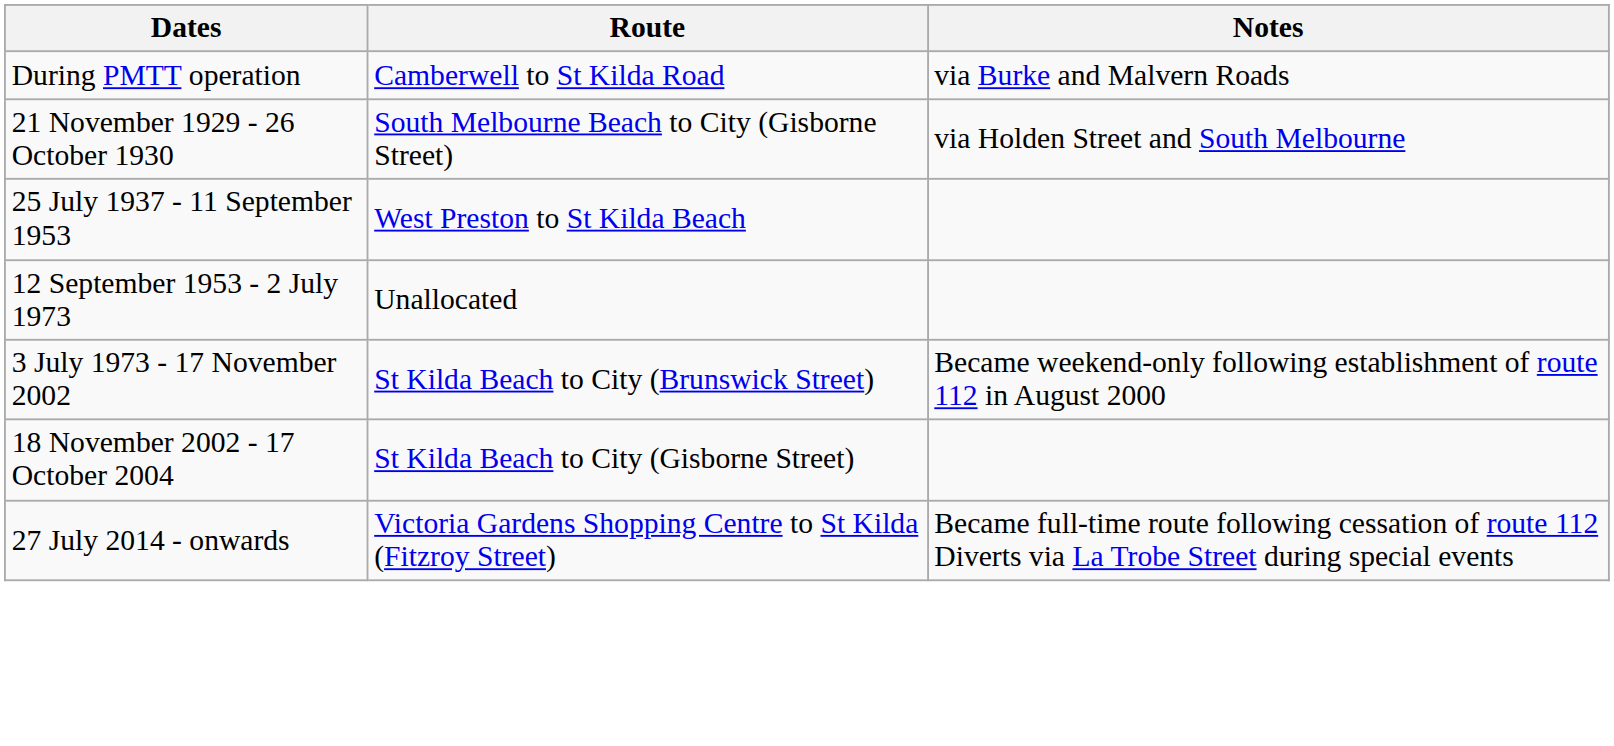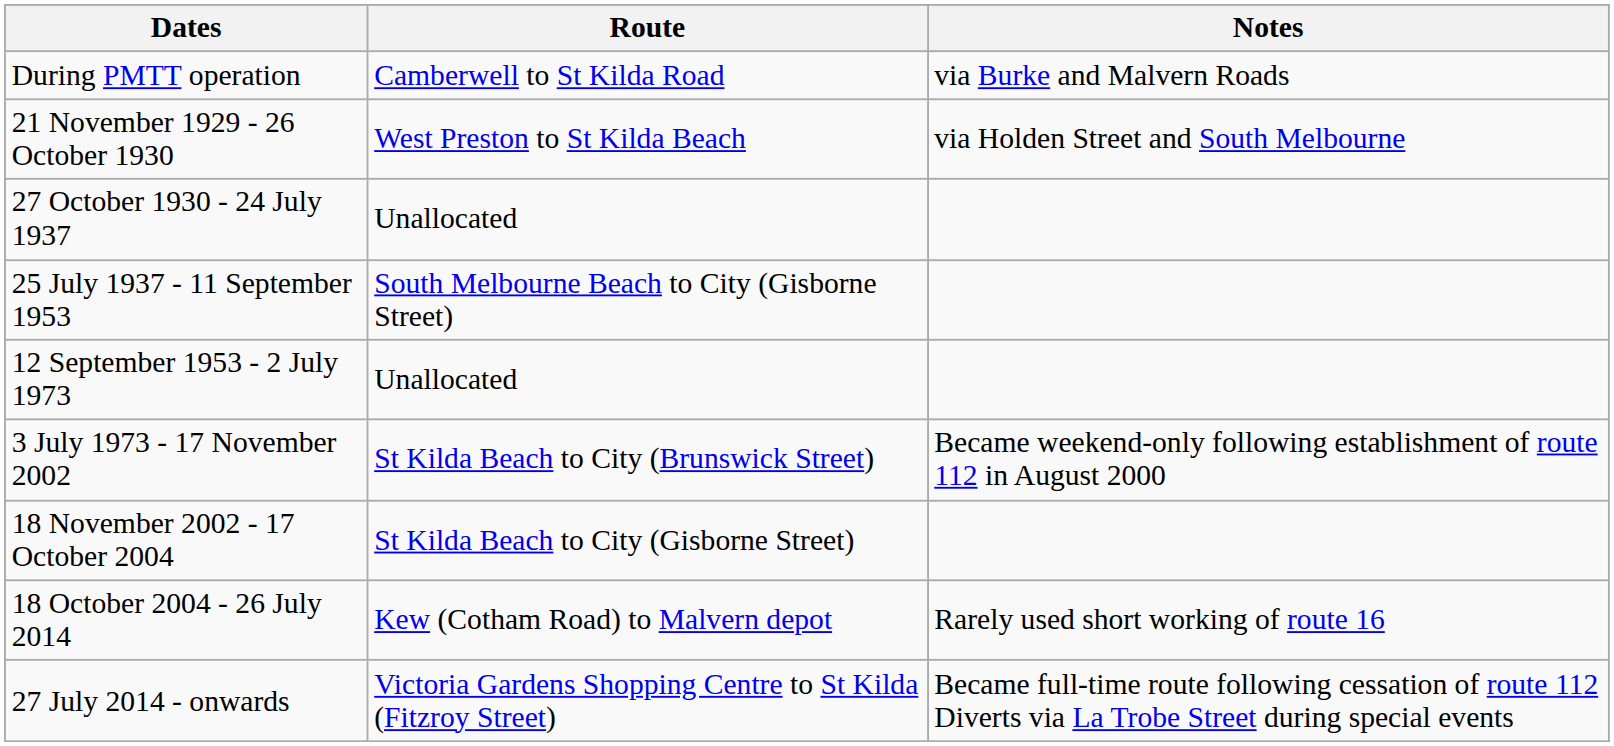(625, 138) South Melbourne Beach to City (Gisborne Street) -> (560, 138) West Preston to St Kilda Beach
+ row: (167, 218)
(560, 218) West Preston to St Kilda Beach -> (625, 298) South Melbourne Beach to City (Gisborne Street)
+ row: (167, 619)
